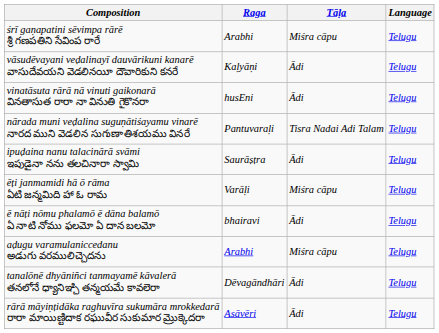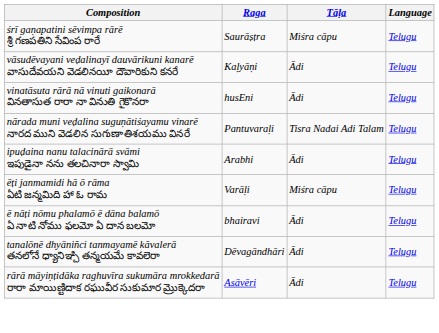(239, 36) Arabhi -> (245, 36) Saurāṣṭra
(245, 159) Saurāṣṭra -> (239, 159) Arabhi
- row: (62, 250)
